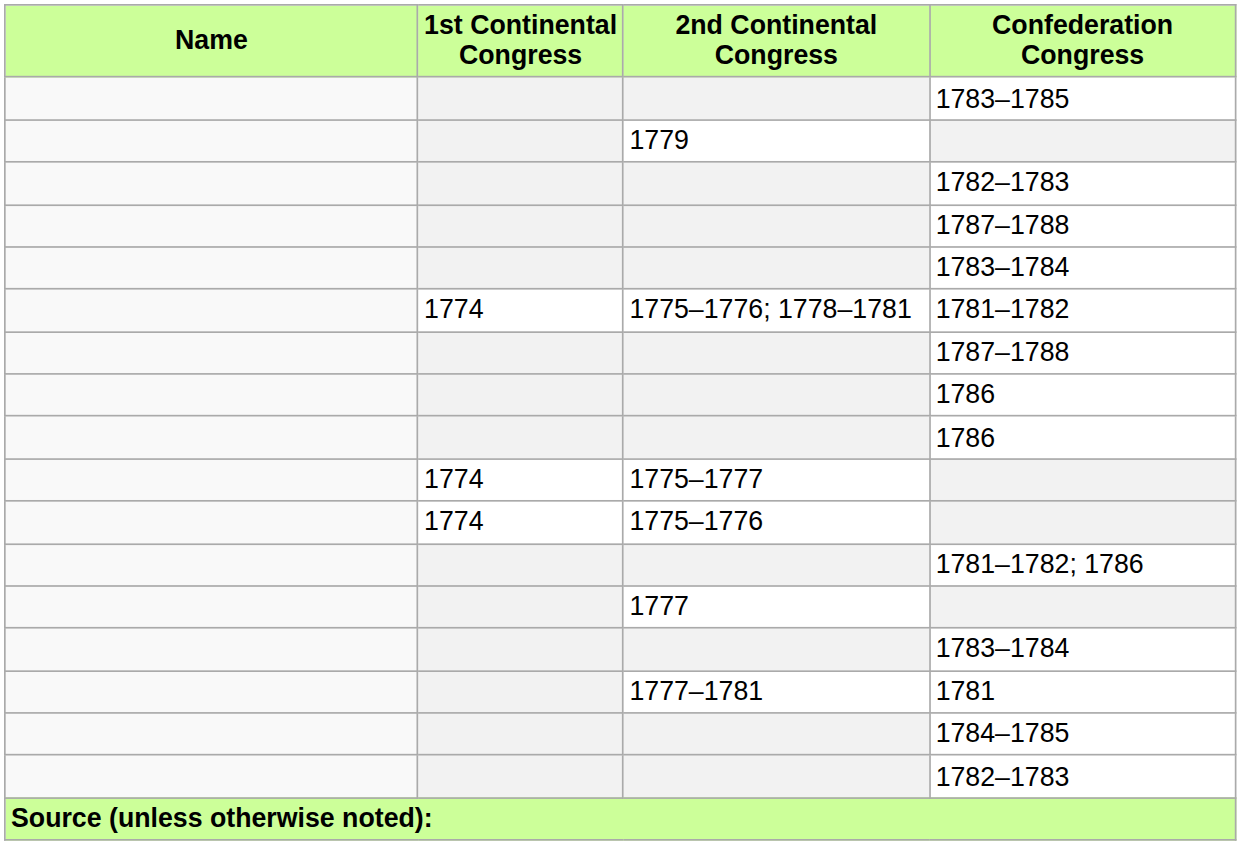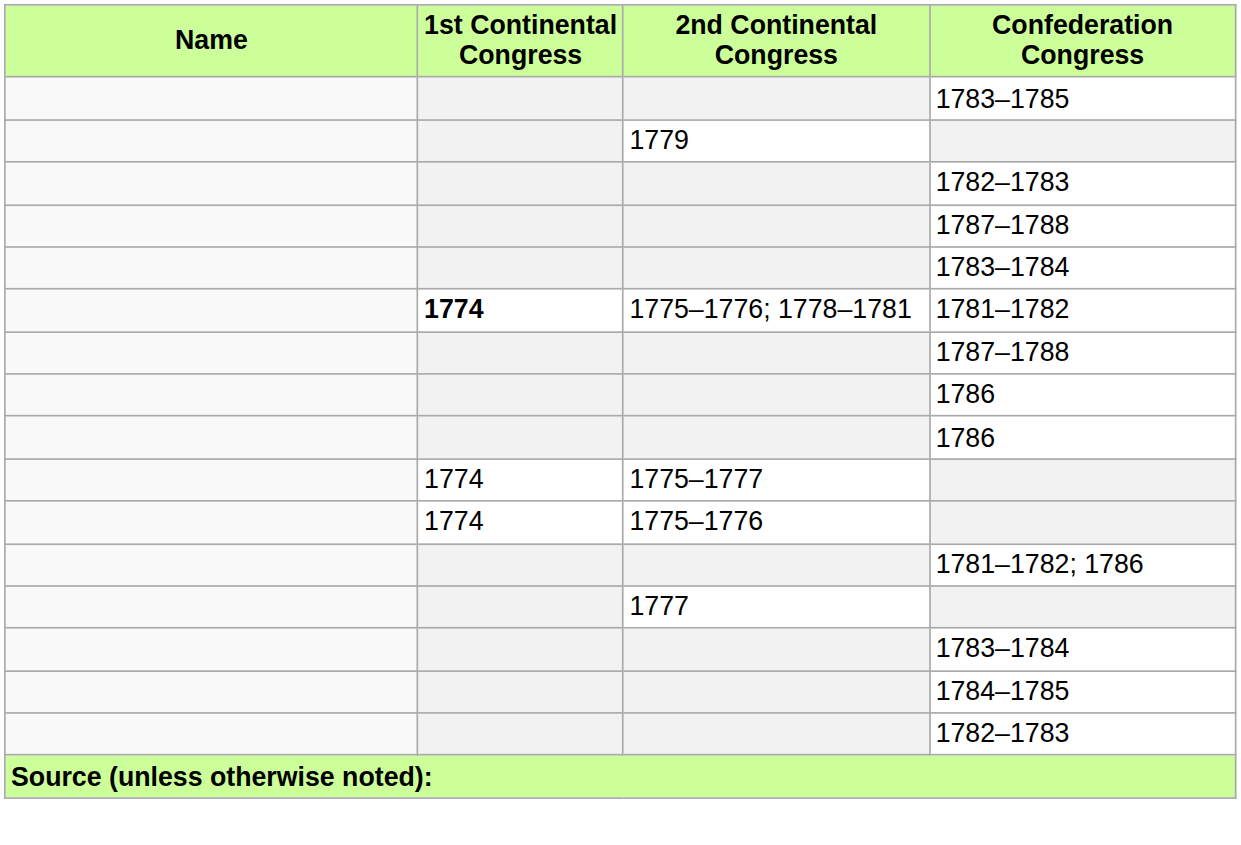(454, 310) normal -> (454, 310) bold
- row: (696, 691)
